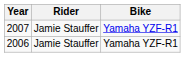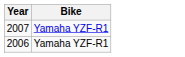- column: (66, 12)
